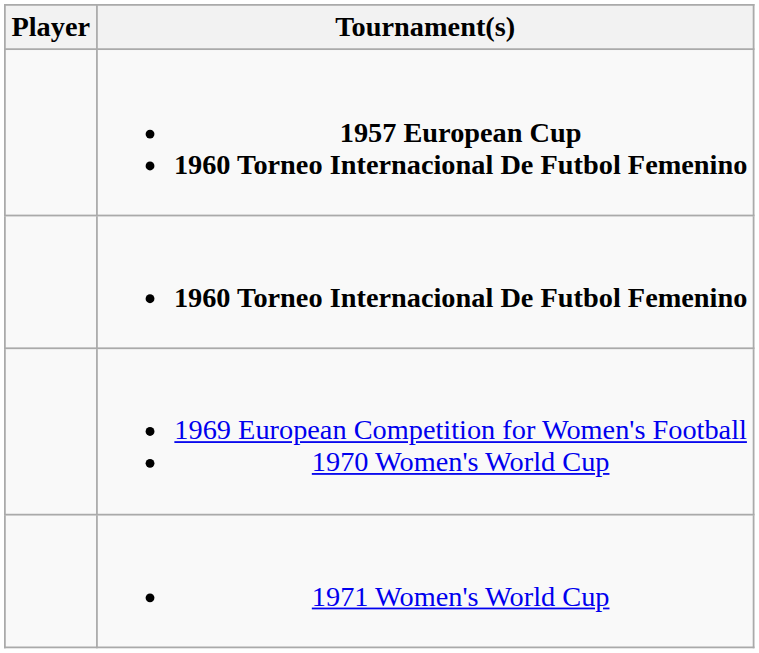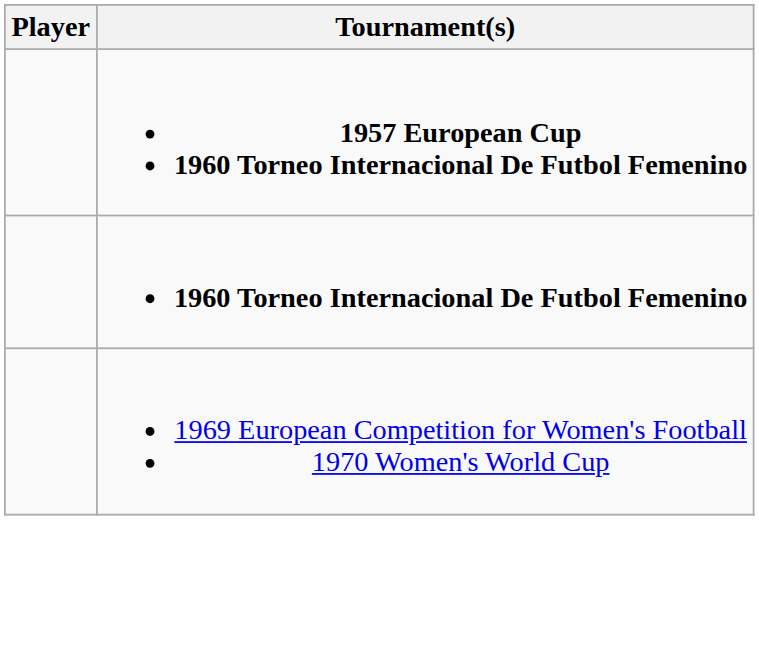- row: (425, 596)
